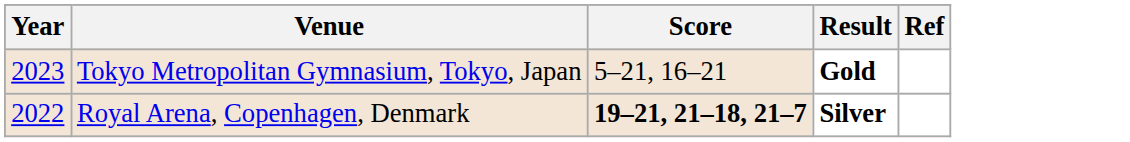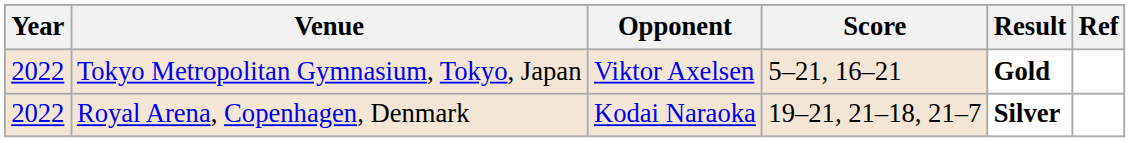+ column: (675, 26)
(38, 70) 2023 -> (38, 70) 2022
(700, 114) bold -> (875, 114) normal
